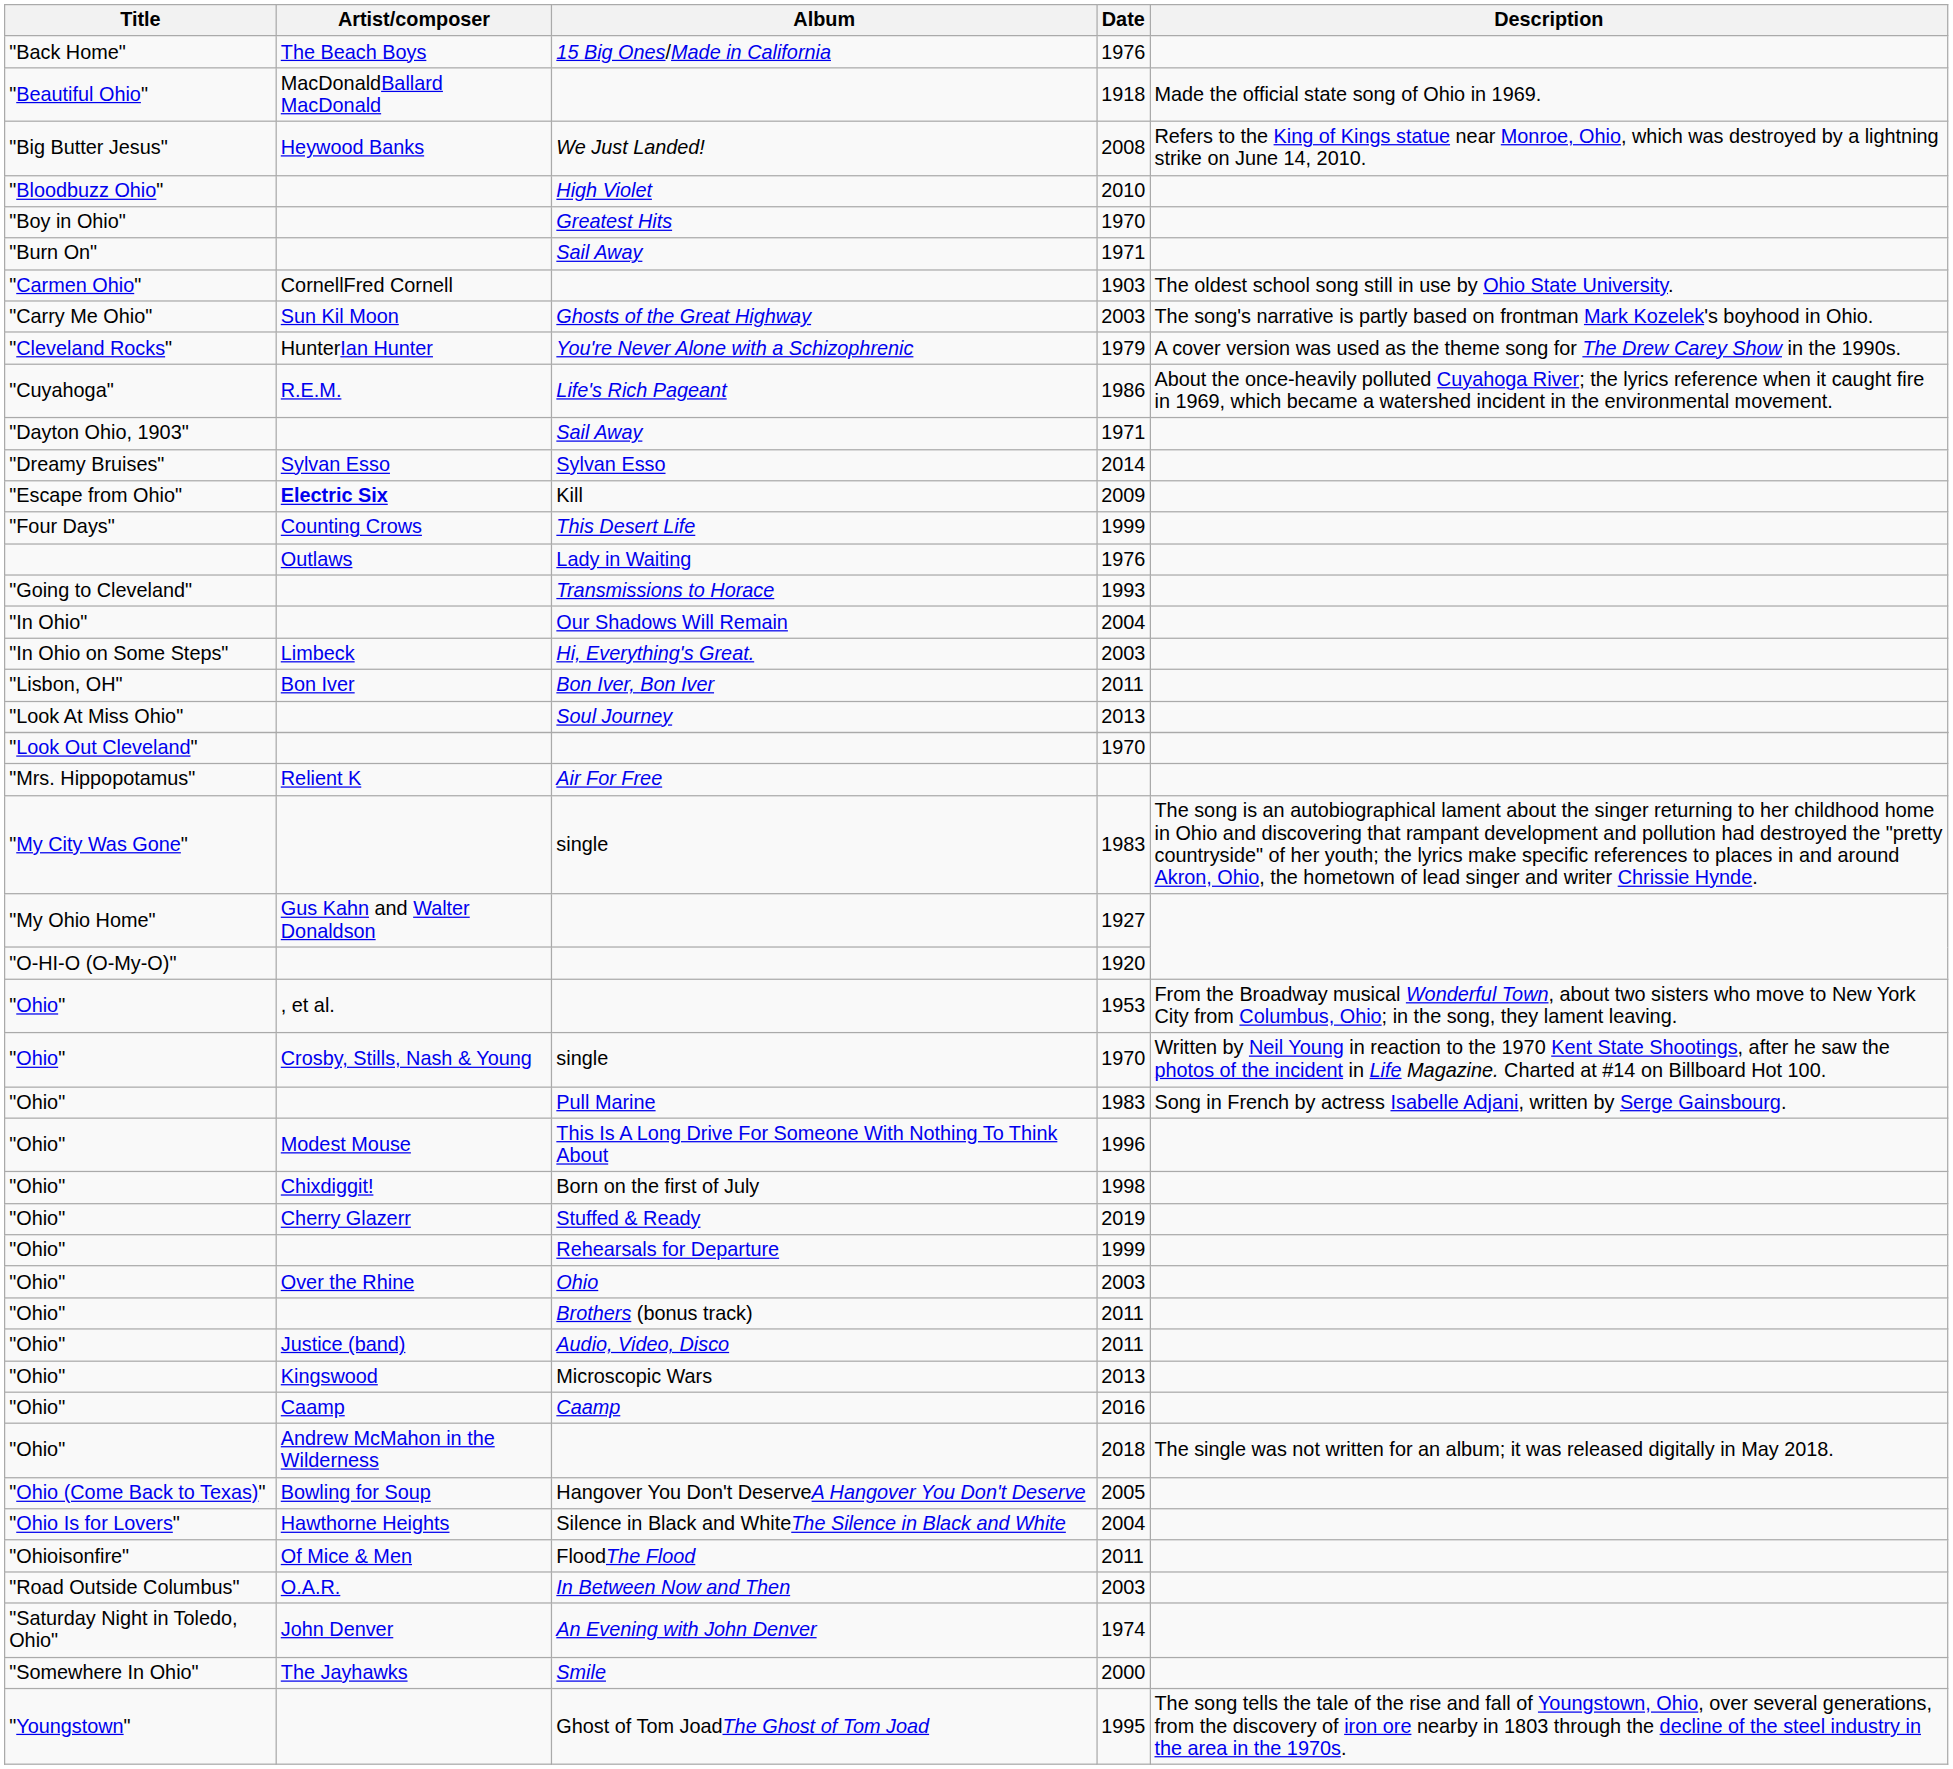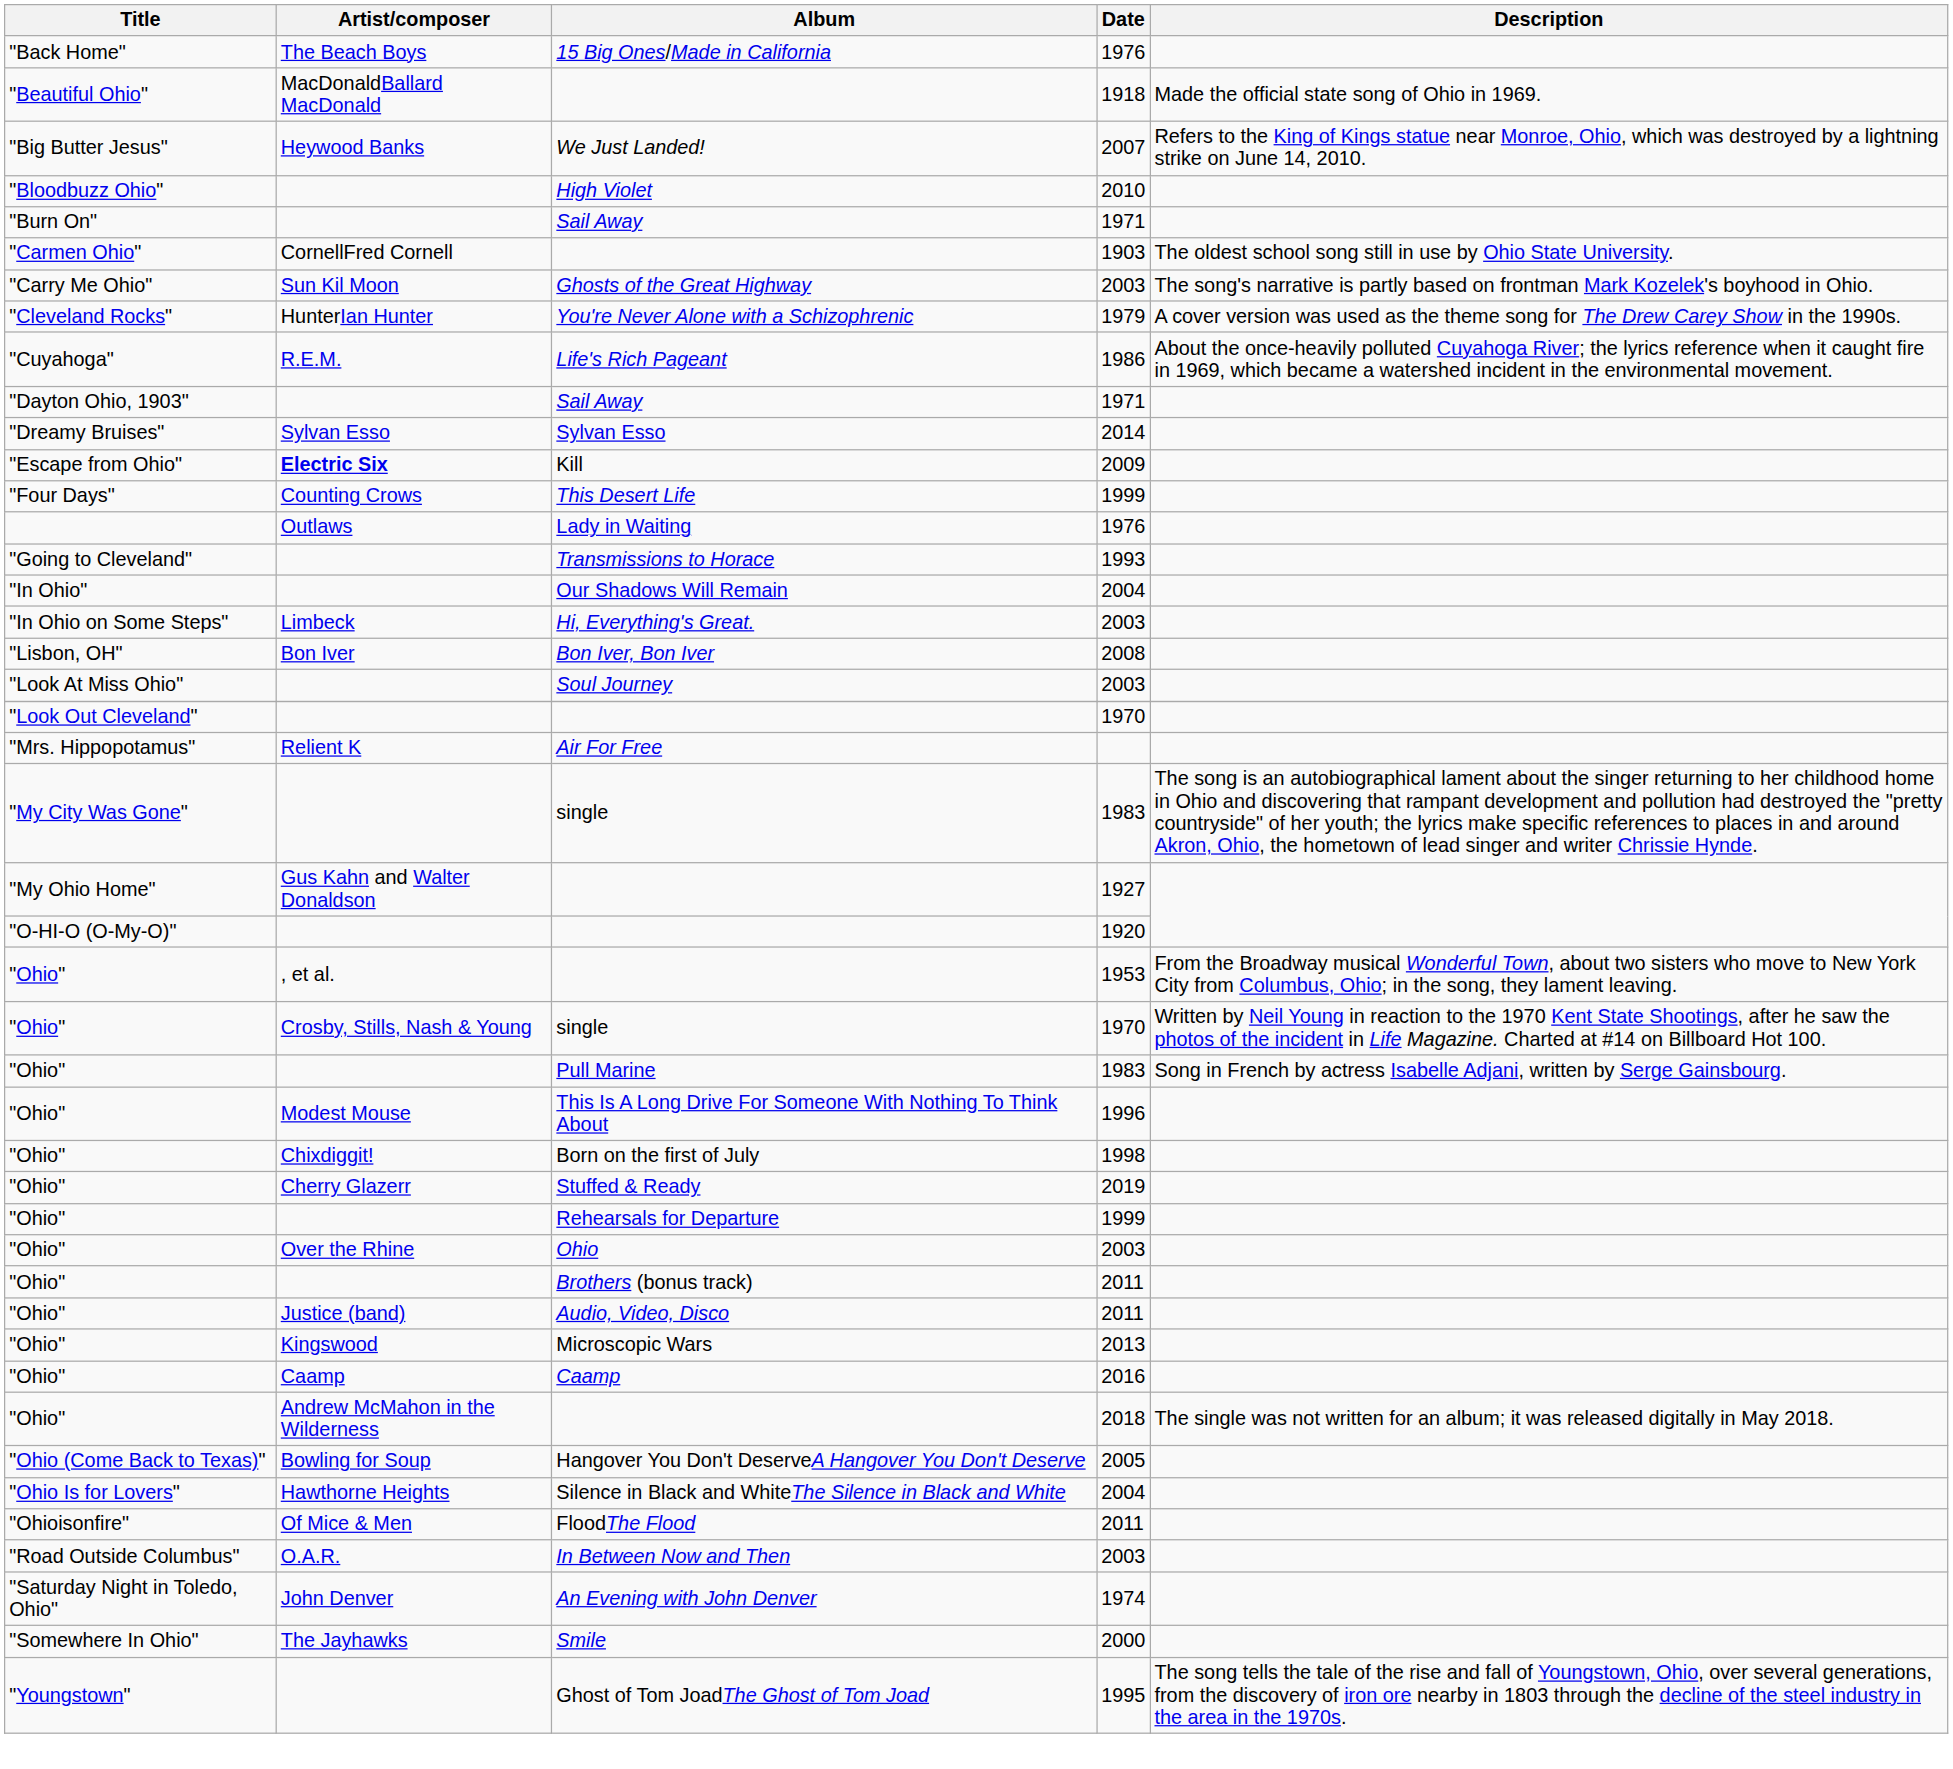(1123, 148) 2008 -> (1123, 148) 2007
- row: (68, 222)
(1123, 685) 2011 -> (1123, 653) 2008
(1123, 716) 2013 -> (1123, 685) 2003
